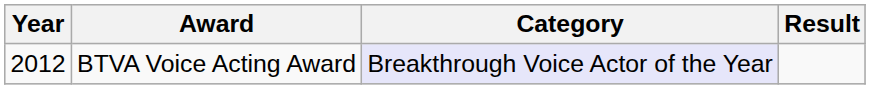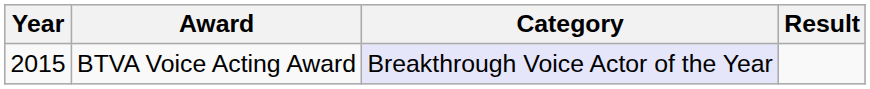(38, 63) 2012 -> (38, 63) 2015
